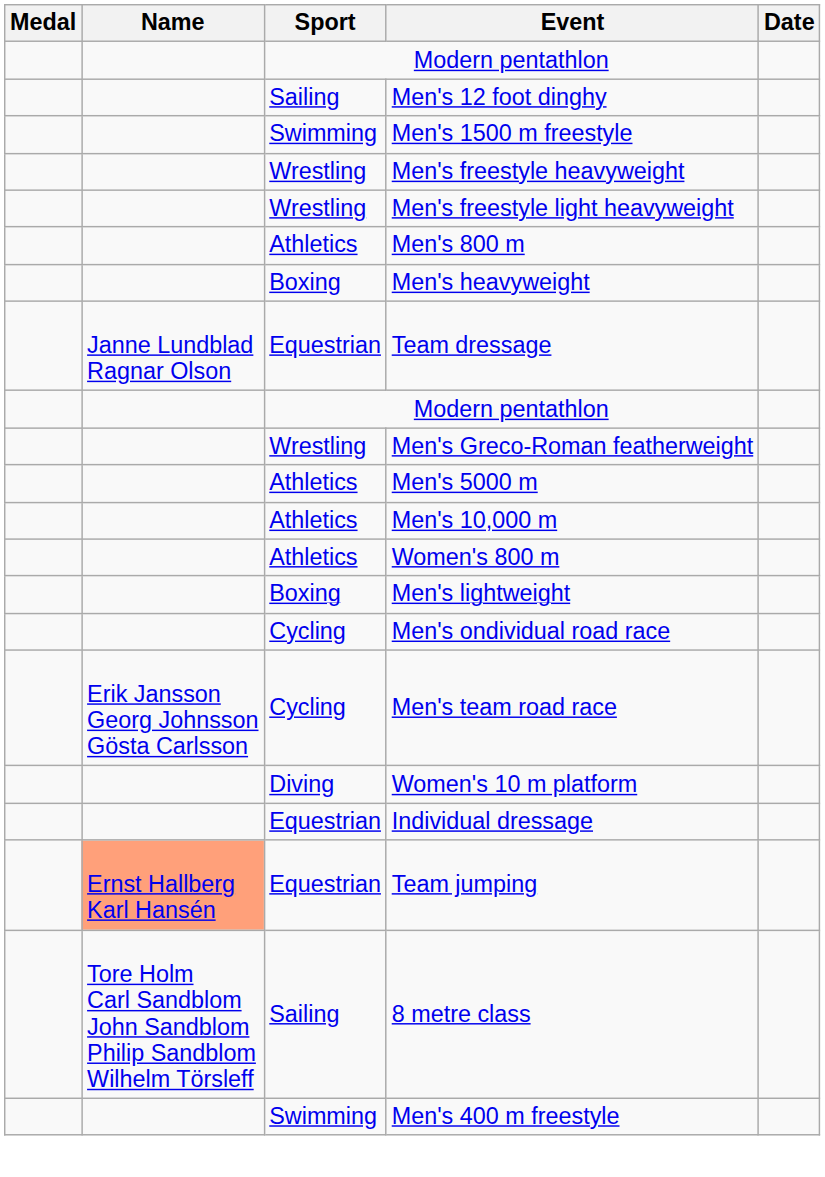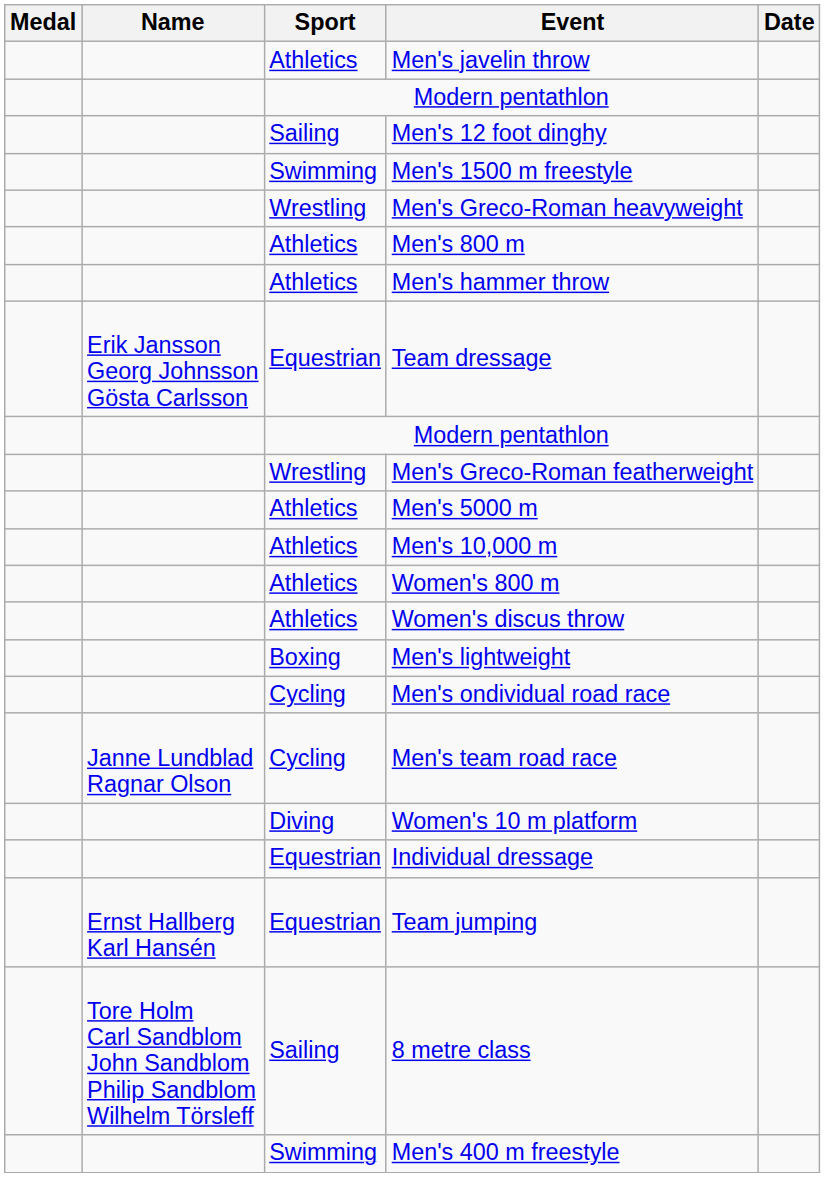+ row: (313, 60)
- row: (318, 171)
- row: (318, 208)
+ row: (318, 208)
+ row: (313, 282)
- row: (305, 282)
(170, 358) Janne Lundblad Ragnar Olson -> (173, 371) Erik Jansson Georg Johnsson Gösta Carlsson
+ row: (313, 620)
(173, 720) Erik Jansson Georg Johnsson Gösta Carlsson -> (170, 771) Janne Lundblad Ragnar Olson
(161, 897) lightsalmon background -> (161, 934) no background
